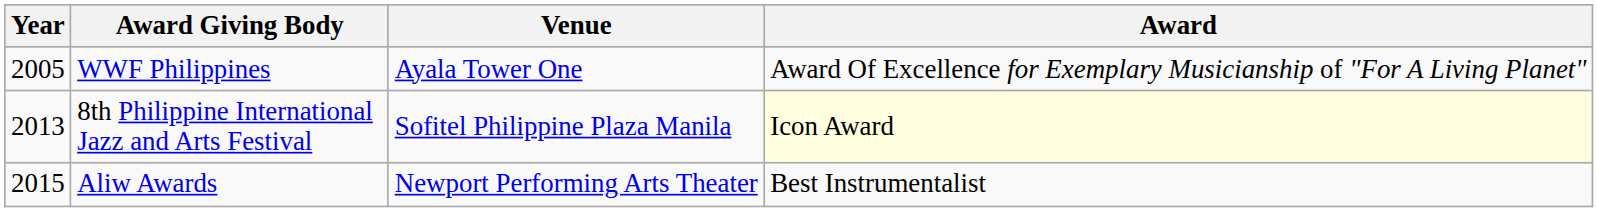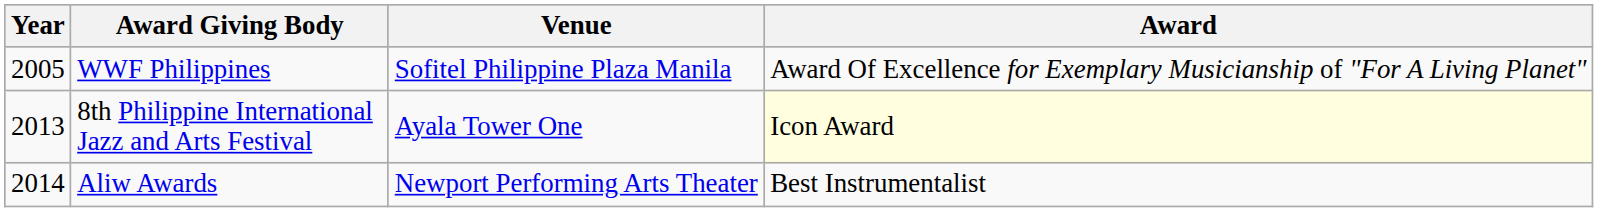(489, 68) Ayala Tower One -> (563, 68) Sofitel Philippine Plaza Manila
(563, 126) Sofitel Philippine Plaza Manila -> (489, 126) Ayala Tower One
(38, 183) 2015 -> (38, 183) 2014
